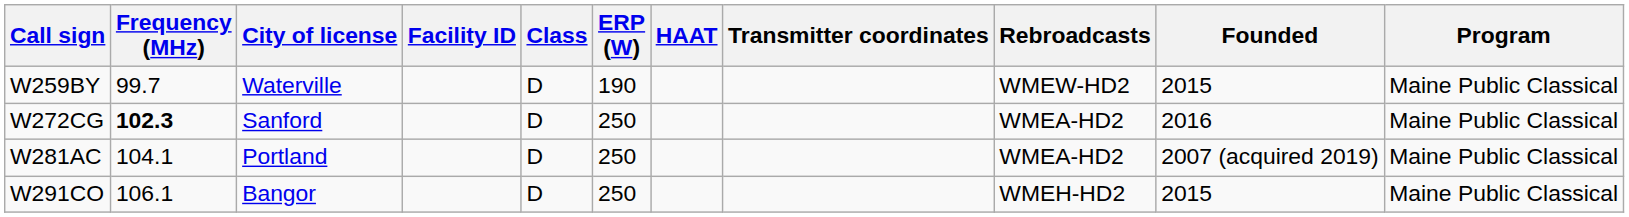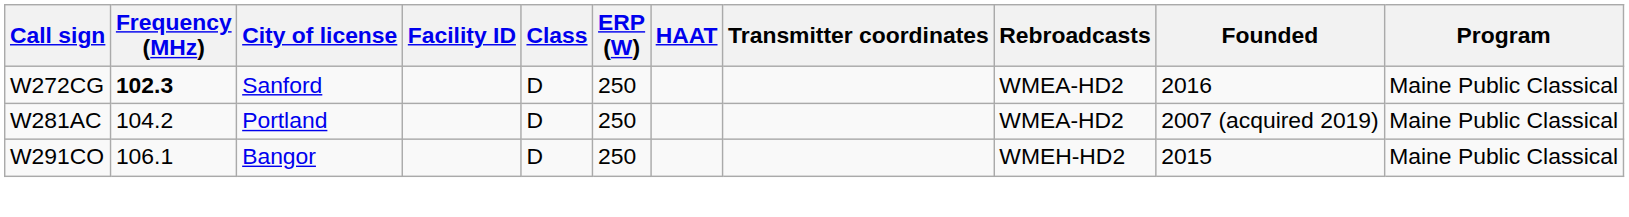- row: (55, 84)
(145, 157) 104.1 -> (145, 120) 104.2
